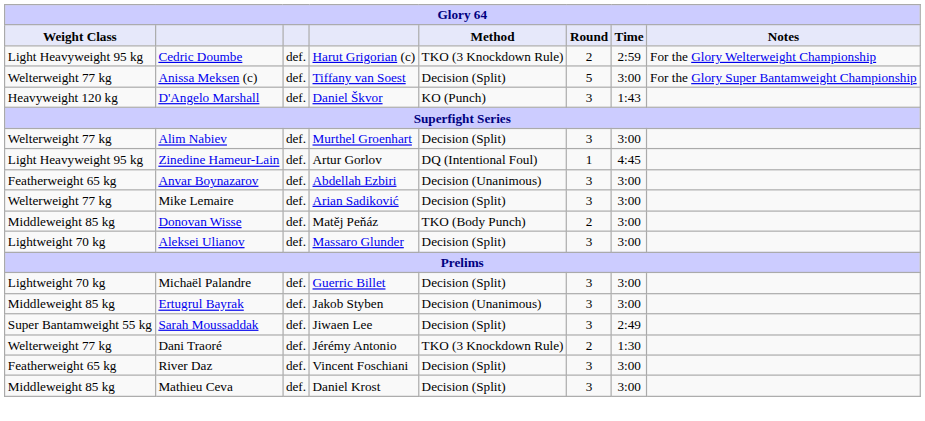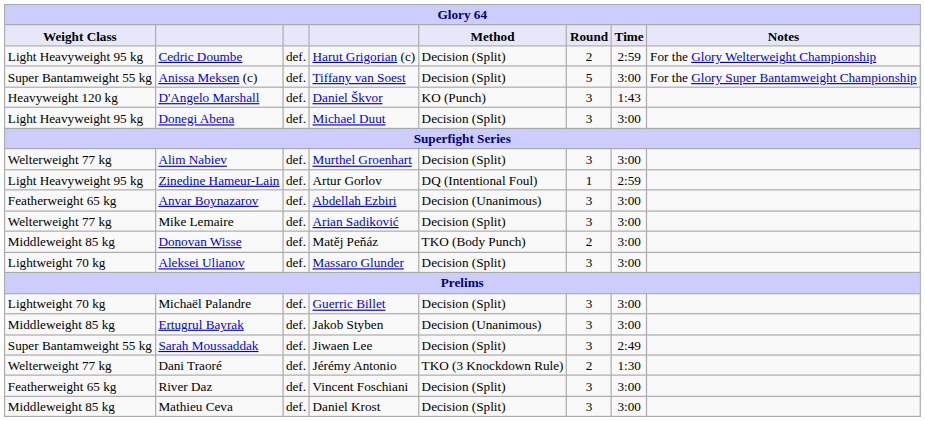(493, 56) TKO (3 Knockdown Rule) -> (464, 56) Decision (Split)
(60, 77) Welterweight 77 kg -> (80, 77) Super Bantamweight 55 kg
+ row: (196, 118)
(629, 159) 4:45 -> (629, 180) 2:59
